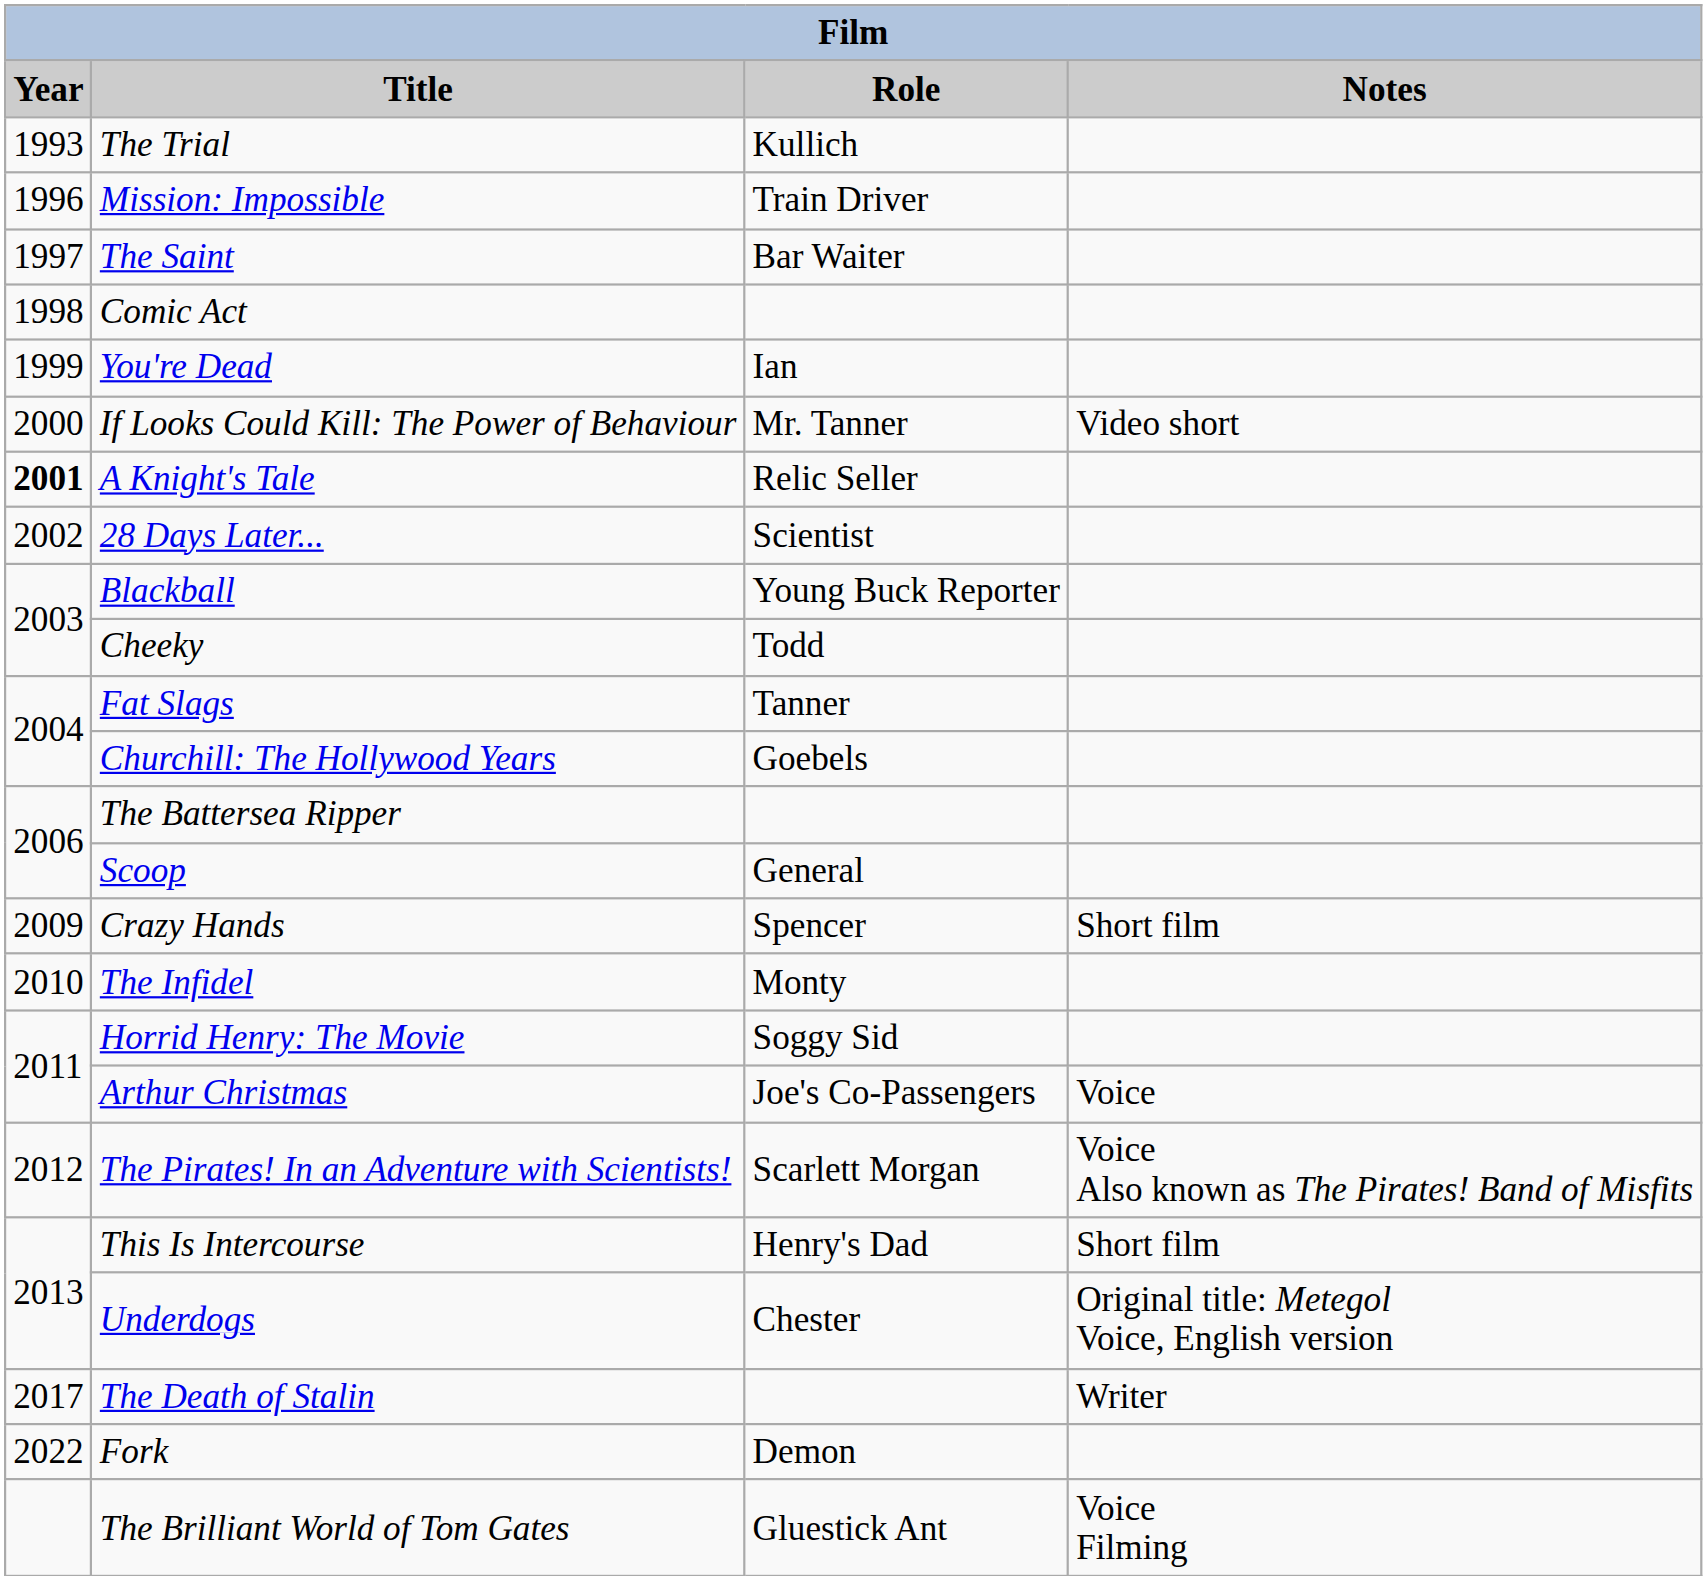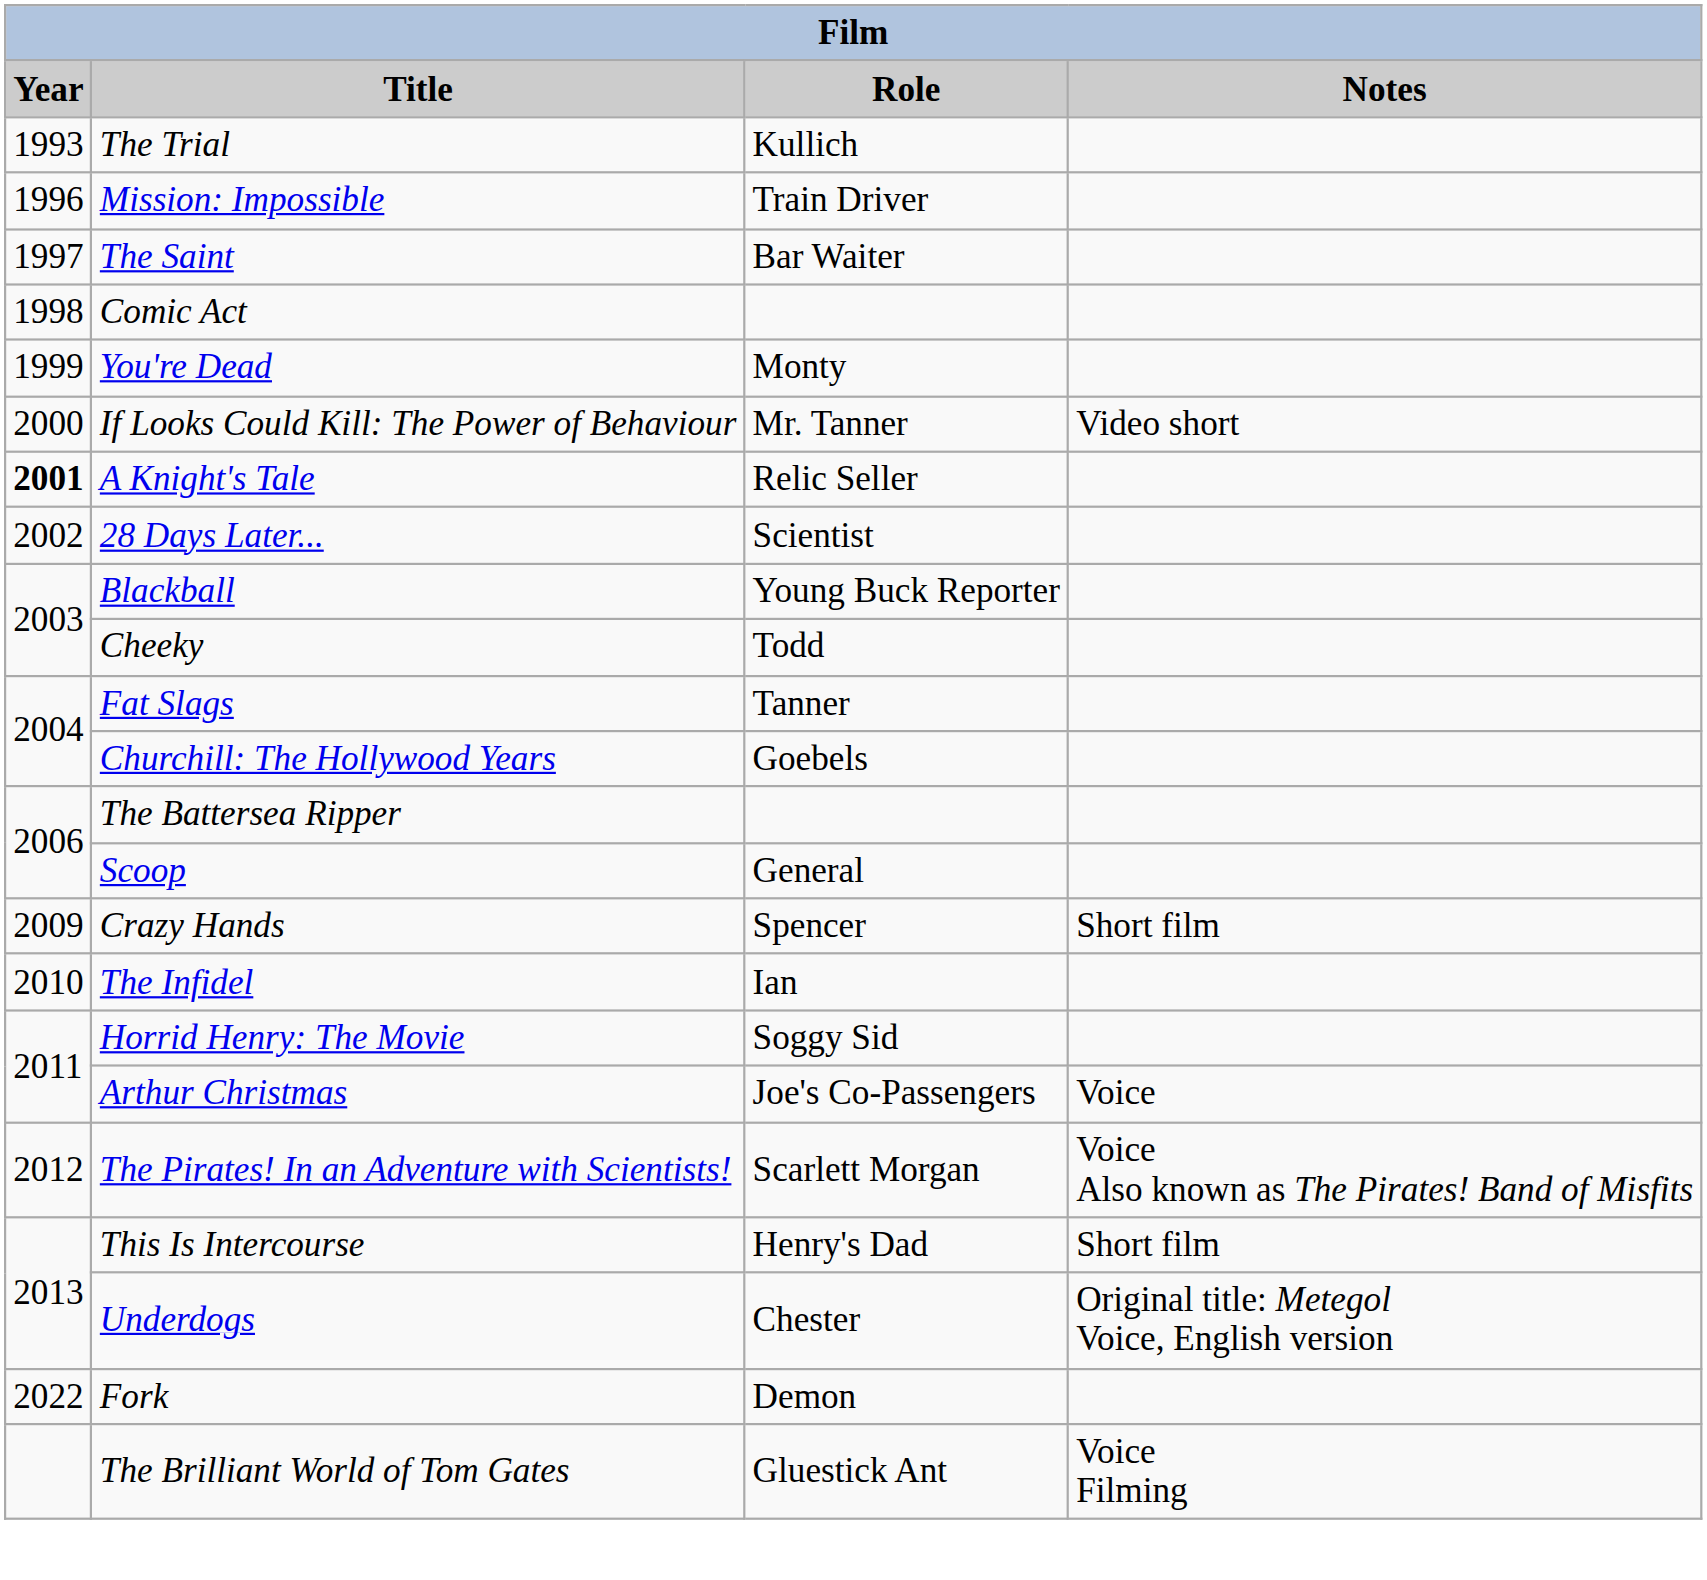(775, 367) Ian -> (800, 367) Monty
(800, 981) Monty -> (775, 981) Ian
- row: (237, 1395)
